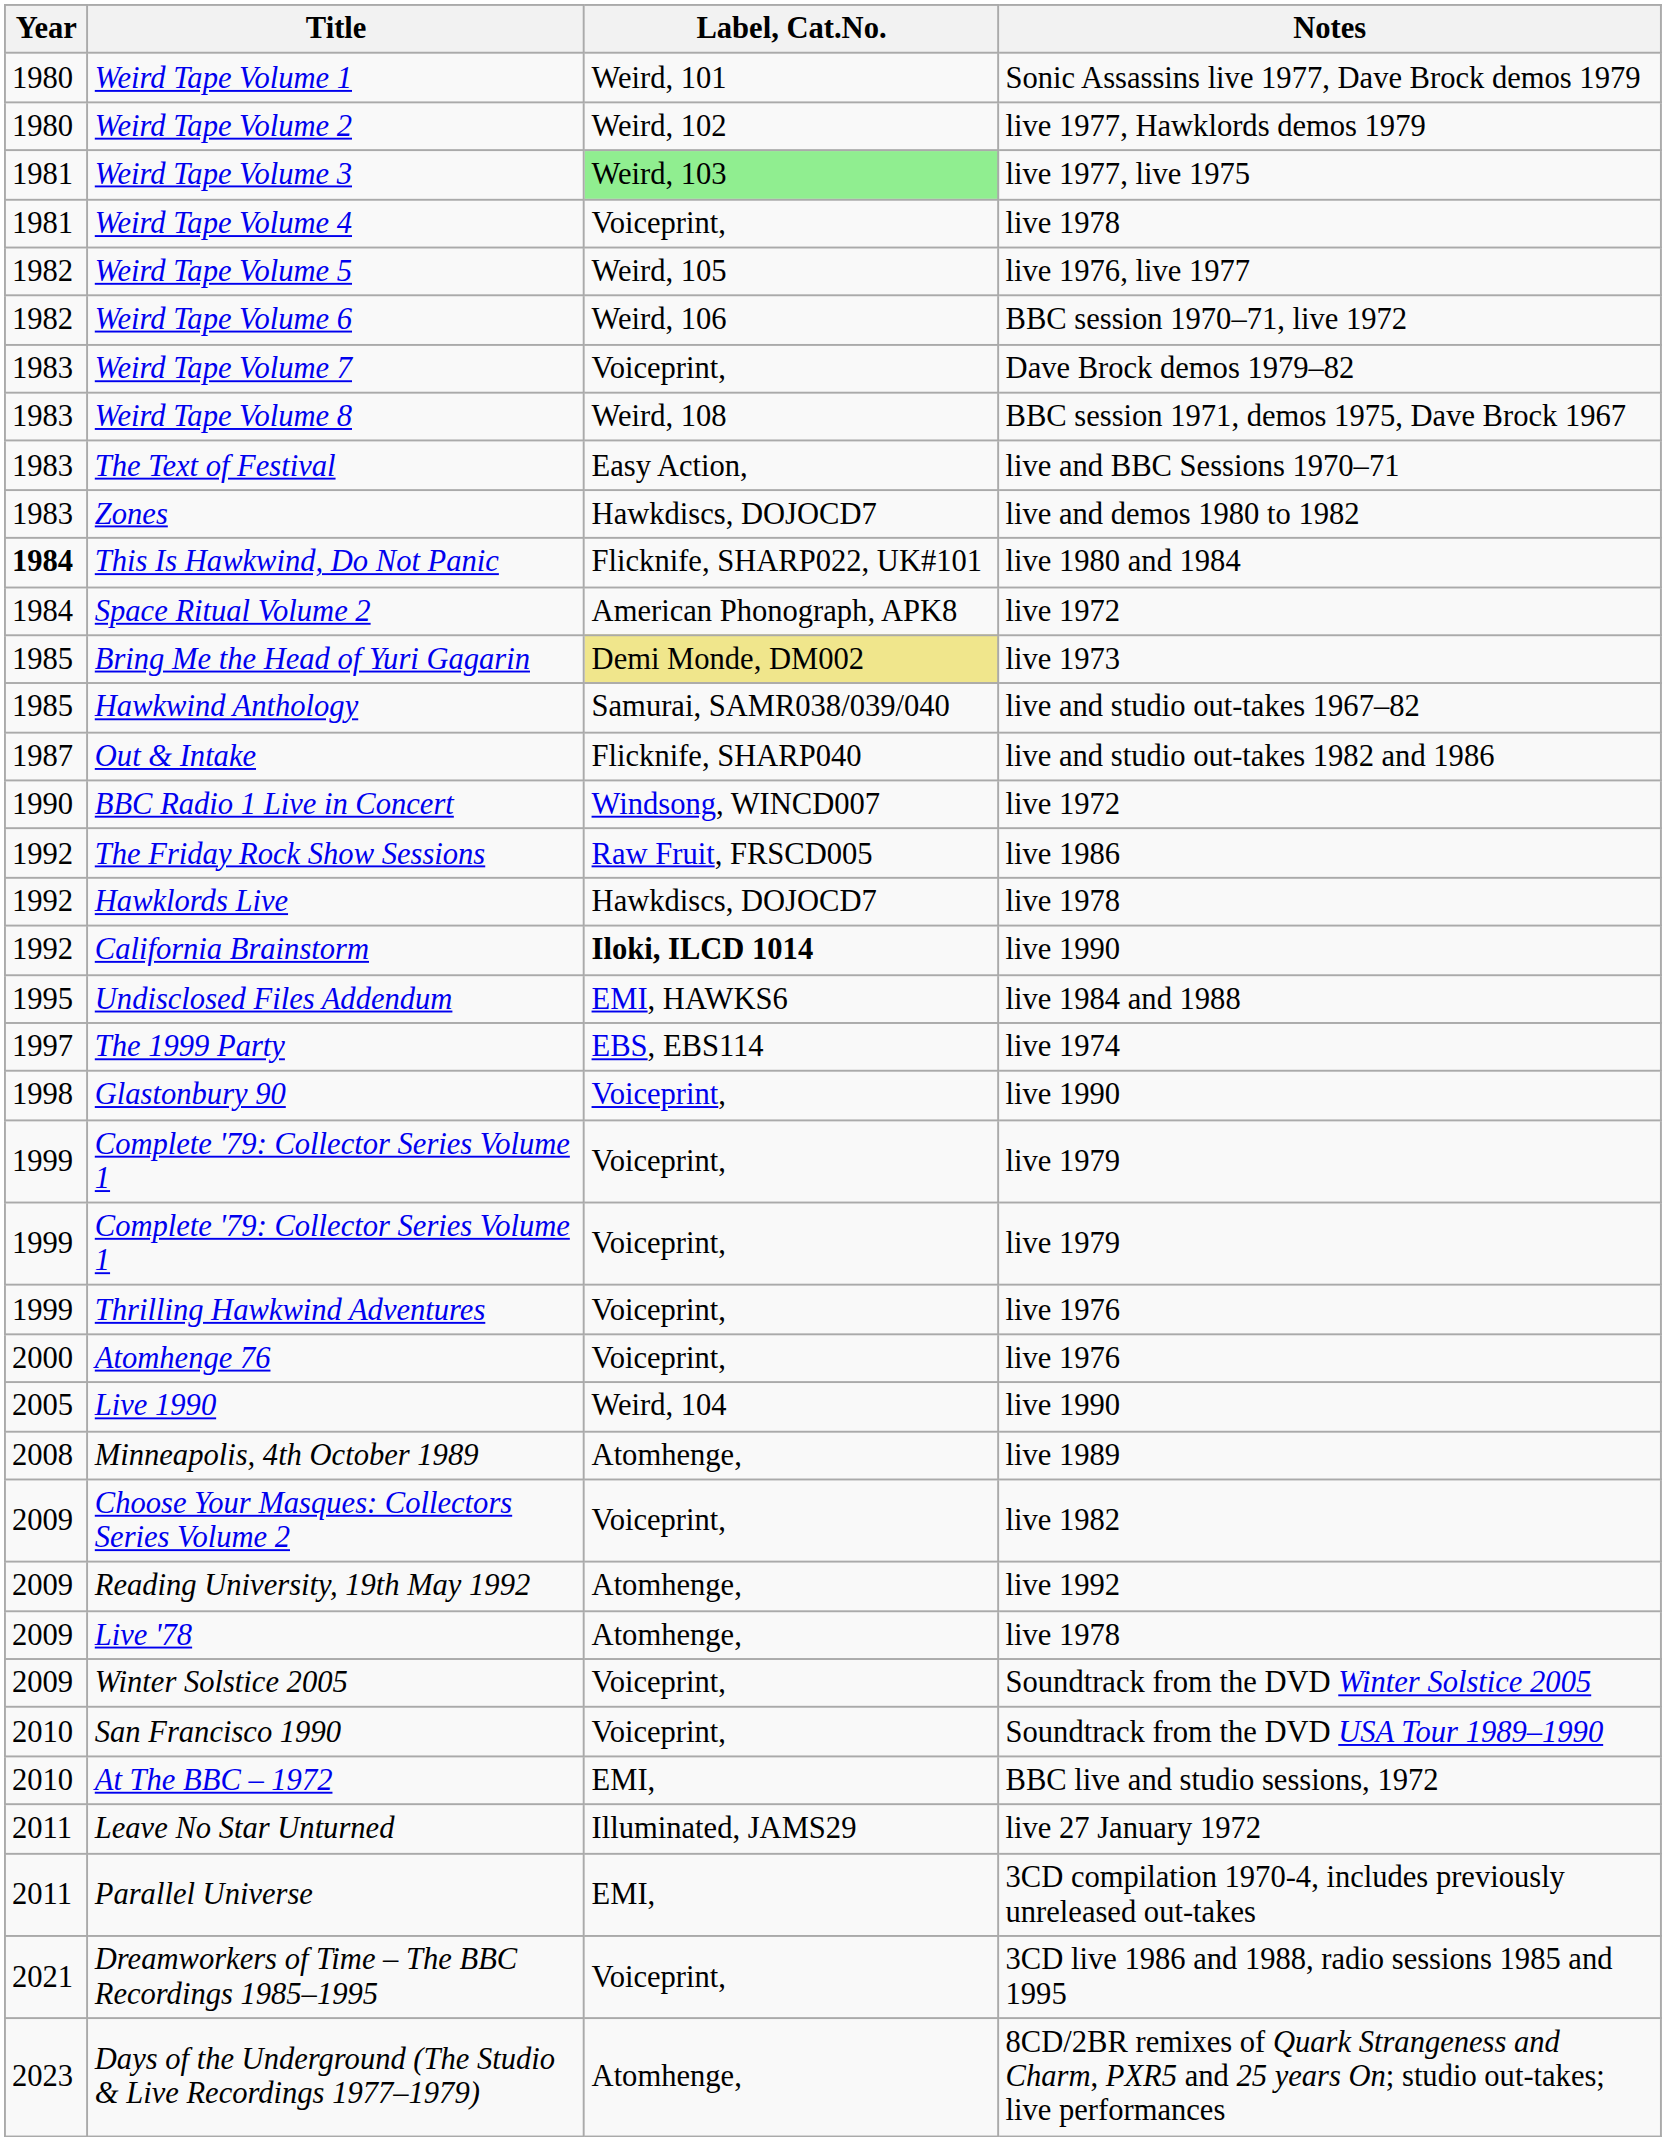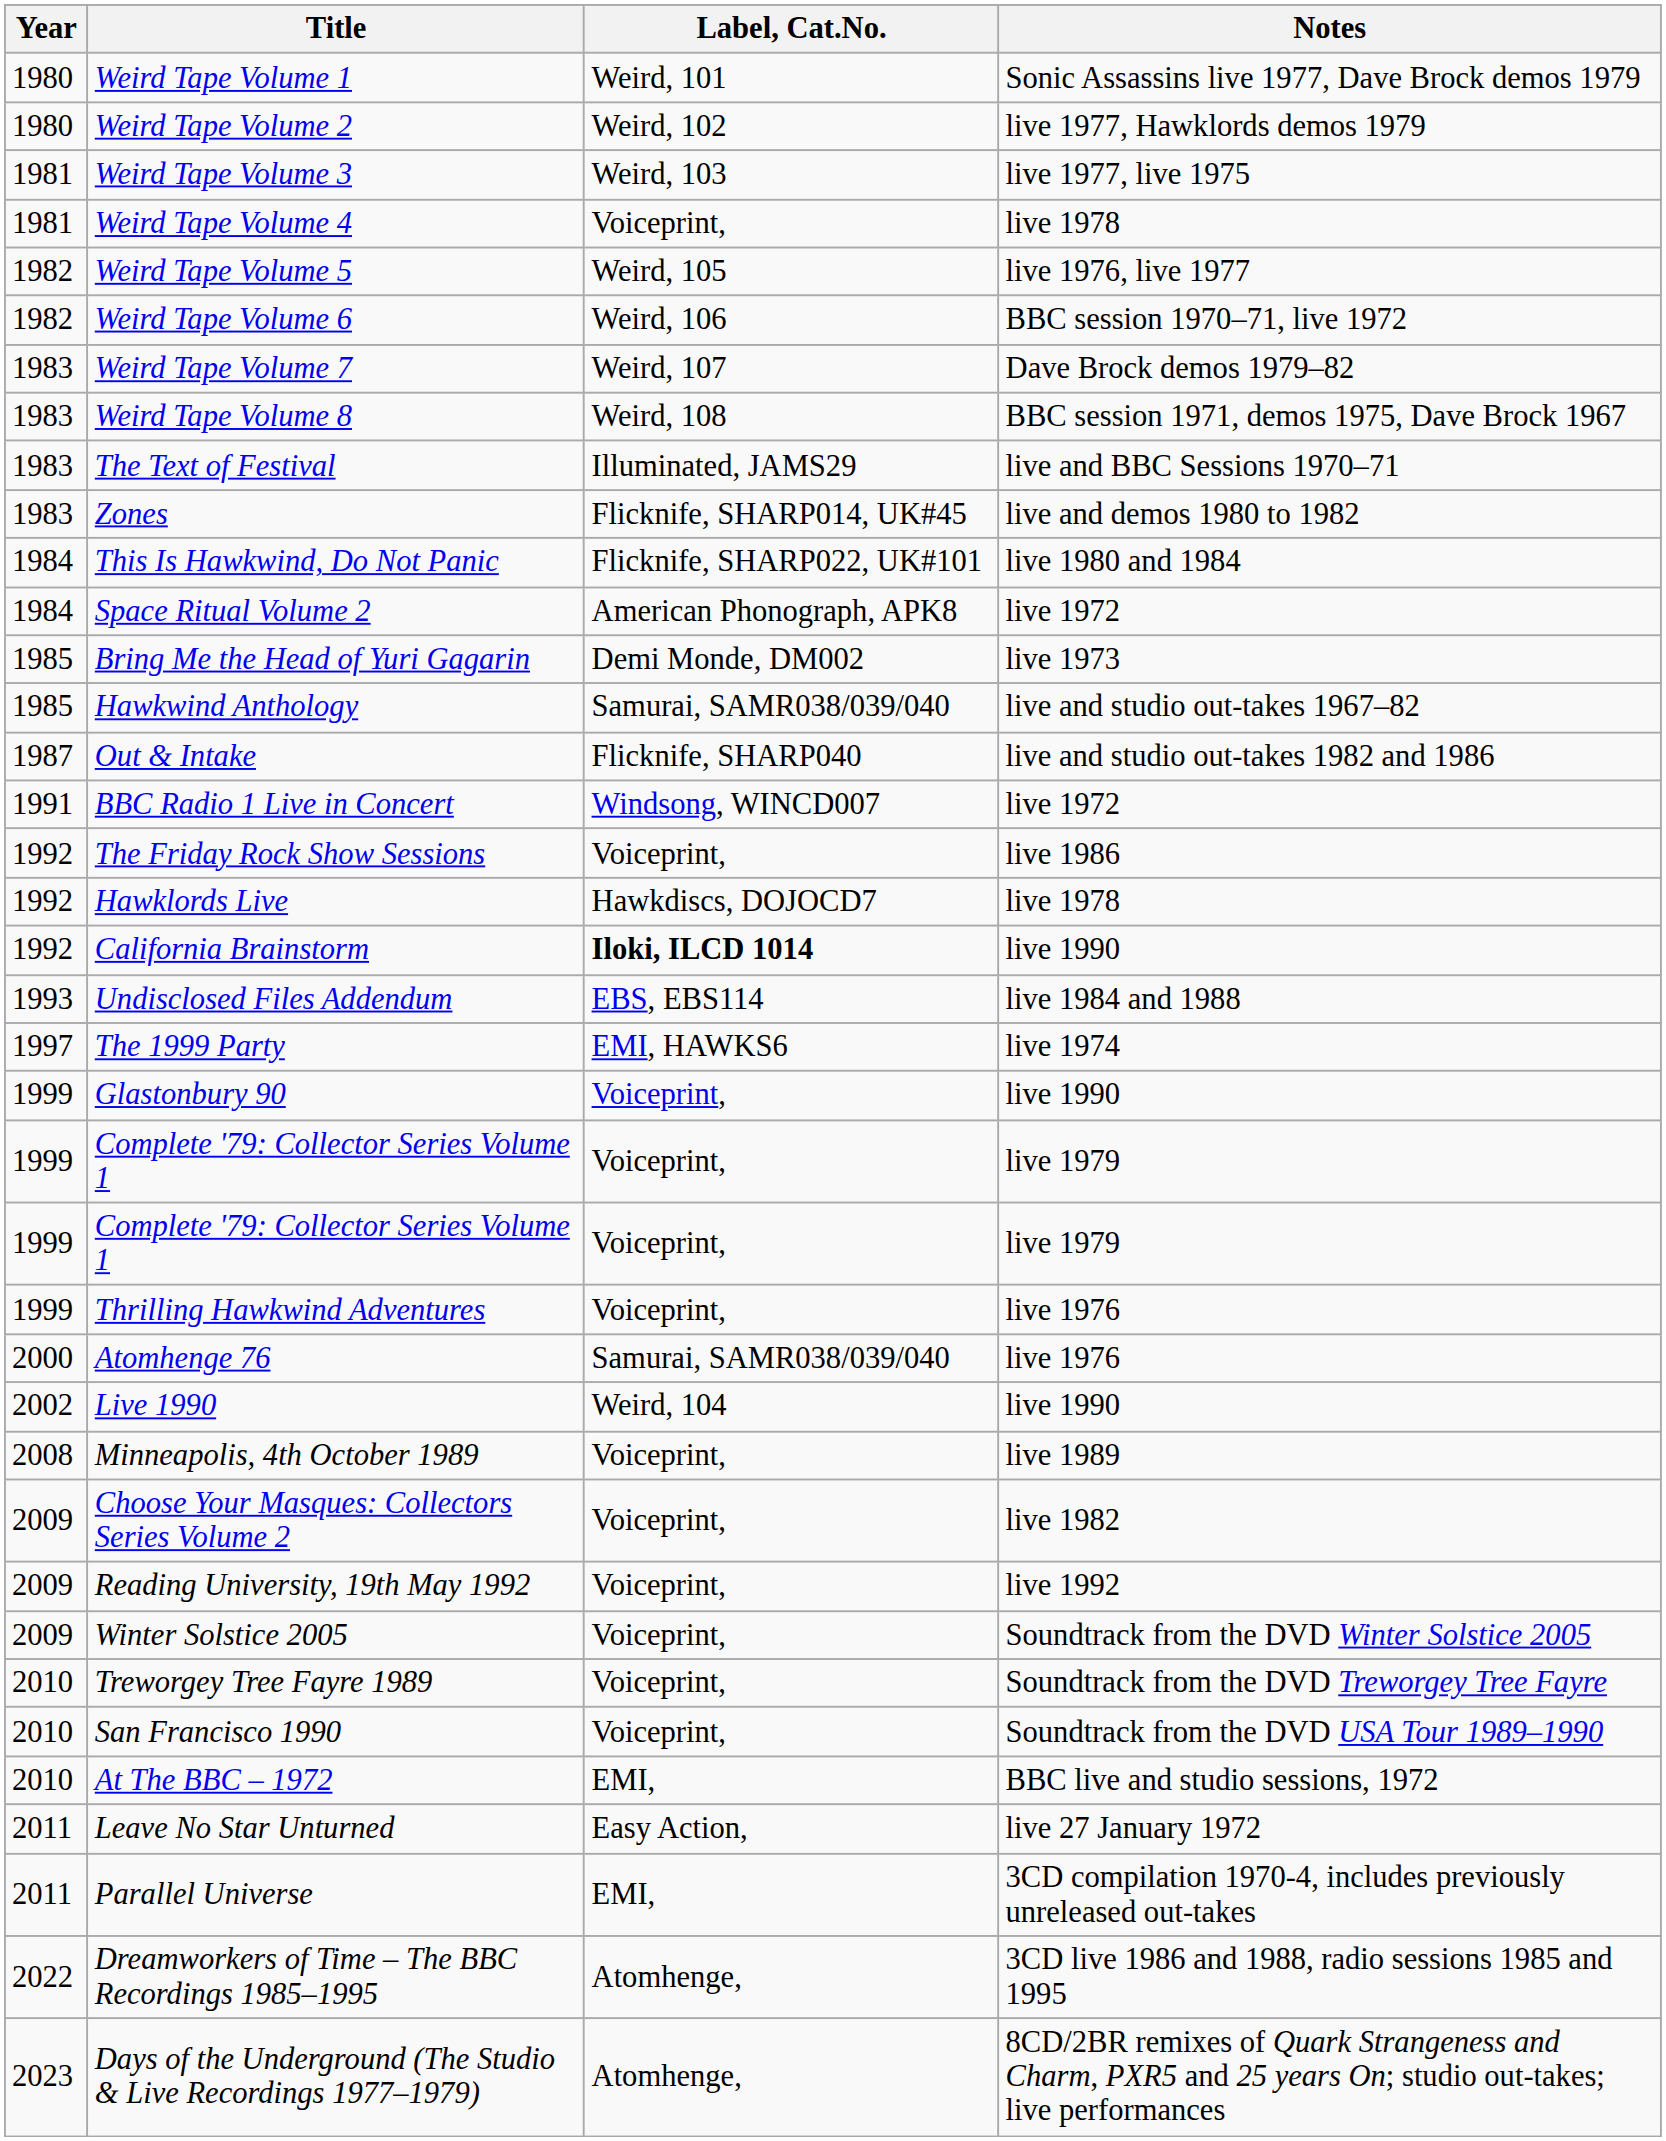(659, 174) lightgreen background -> (659, 174) no background
(659, 367) Voiceprint, -> (659, 367) Weird, 107
(670, 464) Easy Action, -> (724, 464) Illuminated, JAMS29
(734, 513) Hawkdiscs, DOJOCD7 -> (779, 513) Flicknife, SHARP014, UK#45
(43, 561) bold -> (43, 561) normal
(728, 658) khaki background -> (728, 658) no background
(43, 804) 1990 -> (43, 804) 1991
(732, 852) Raw Fruit, FRSCD005 -> (659, 852) Voiceprint,
(43, 998) 1995 -> (43, 998) 1993
(690, 998) EMI, HAWKS6 -> (678, 998) EBS, EBS114
(678, 1046) EBS, EBS114 -> (690, 1046) EMI, HAWKS6
(43, 1094) 1998 -> (43, 1094) 1999
(659, 1357) Voiceprint, -> (771, 1357) Samurai, SAMR038/039/040
(43, 1406) 2005 -> (43, 1406) 2002
(667, 1454) Atomhenge, -> (659, 1454) Voiceprint,
(667, 1585) Atomhenge, -> (659, 1585) Voiceprint,
- row: (143, 1634)
+ row: (264, 1682)
(724, 1828) Illuminated, JAMS29 -> (670, 1828) Easy Action,
(43, 1976) 2021 -> (43, 1976) 2022
(659, 1976) Voiceprint, -> (667, 1976) Atomhenge,
